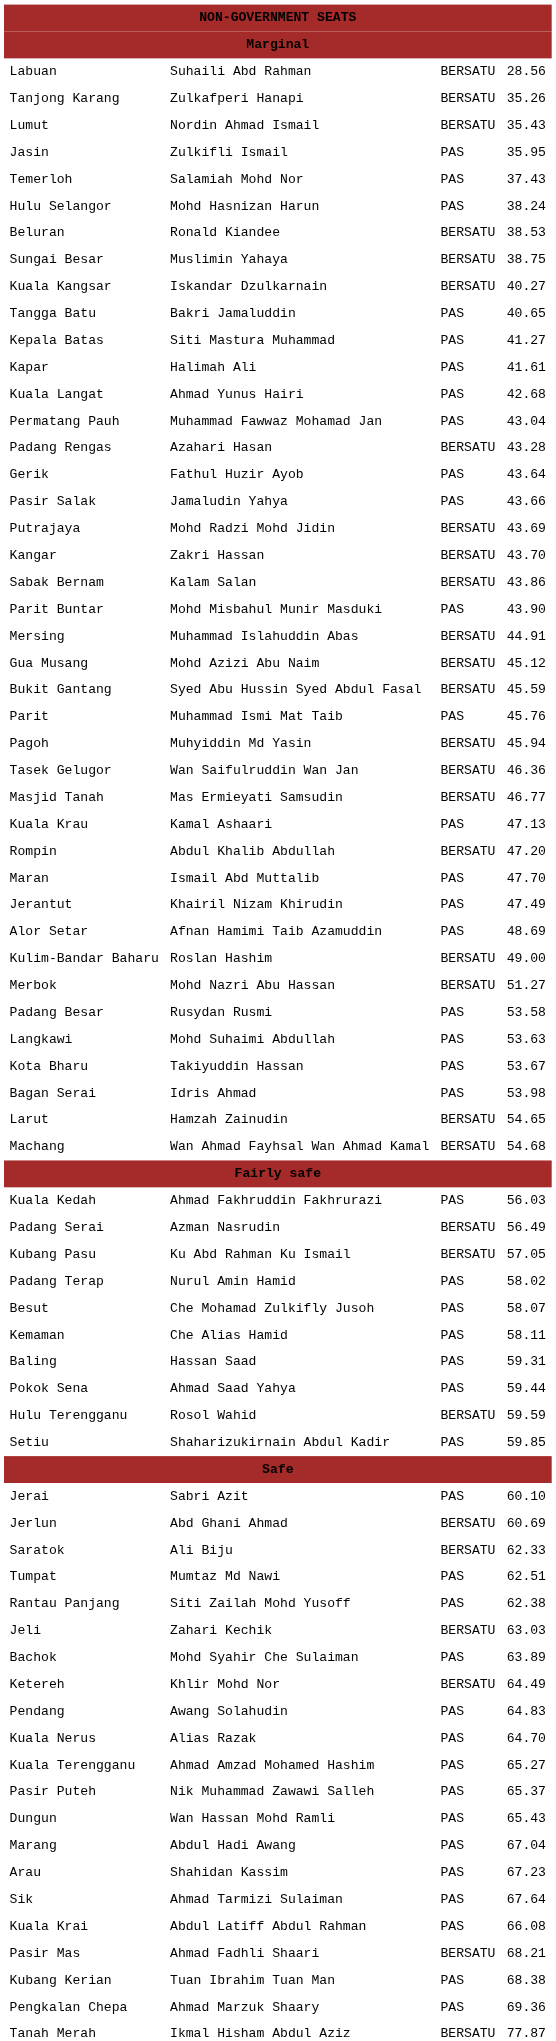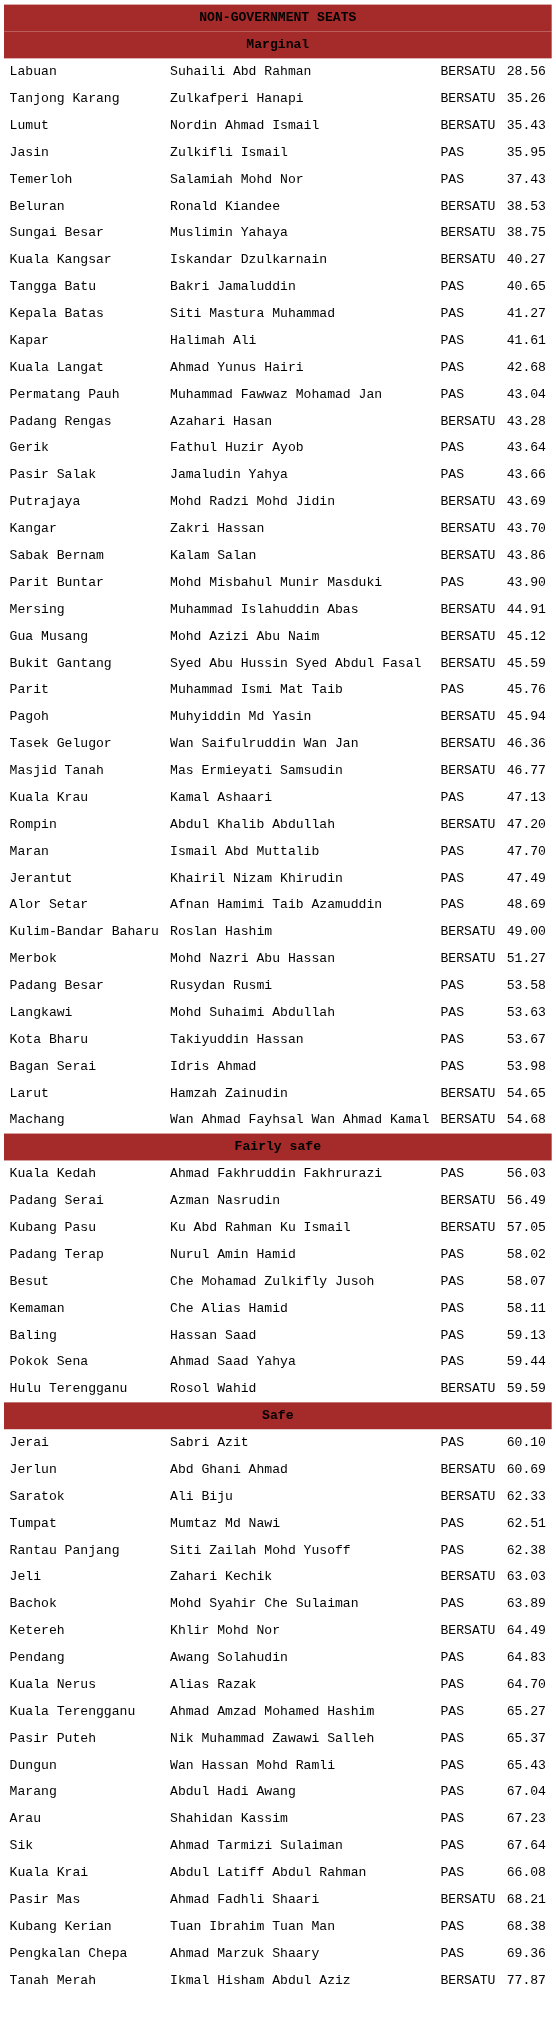- row: (61, 206)
(526, 1362) 59.31 -> (526, 1335) 59.13
- row: (29, 1442)
